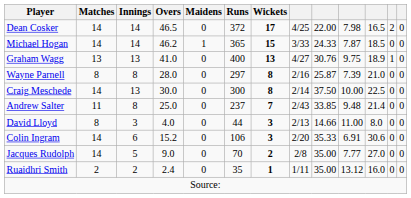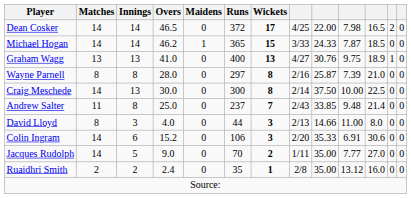(300, 153) 2/8 -> (300, 153) 1/11
(300, 169) 1/11 -> (300, 169) 2/8
